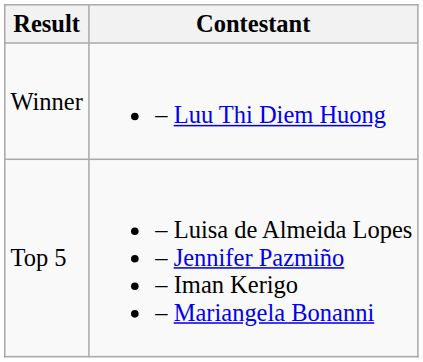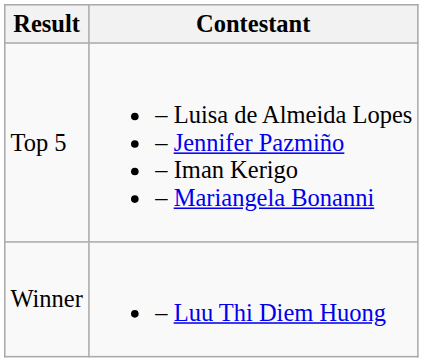rows swapped: (47, 100) <-> (38, 257)
